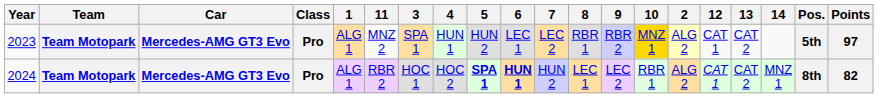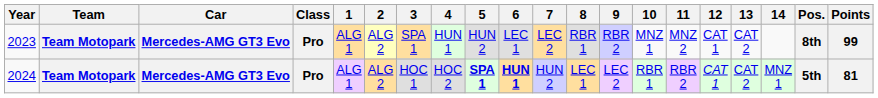columns swapped: (684, 14) <-> (382, 14)
(652, 41) gold background -> (649, 41) no background
(812, 41) 5th -> (812, 41) 8th
(851, 41) 97 -> (851, 41) 99
(812, 76) 8th -> (812, 76) 5th
(851, 76) 82 -> (851, 76) 81
